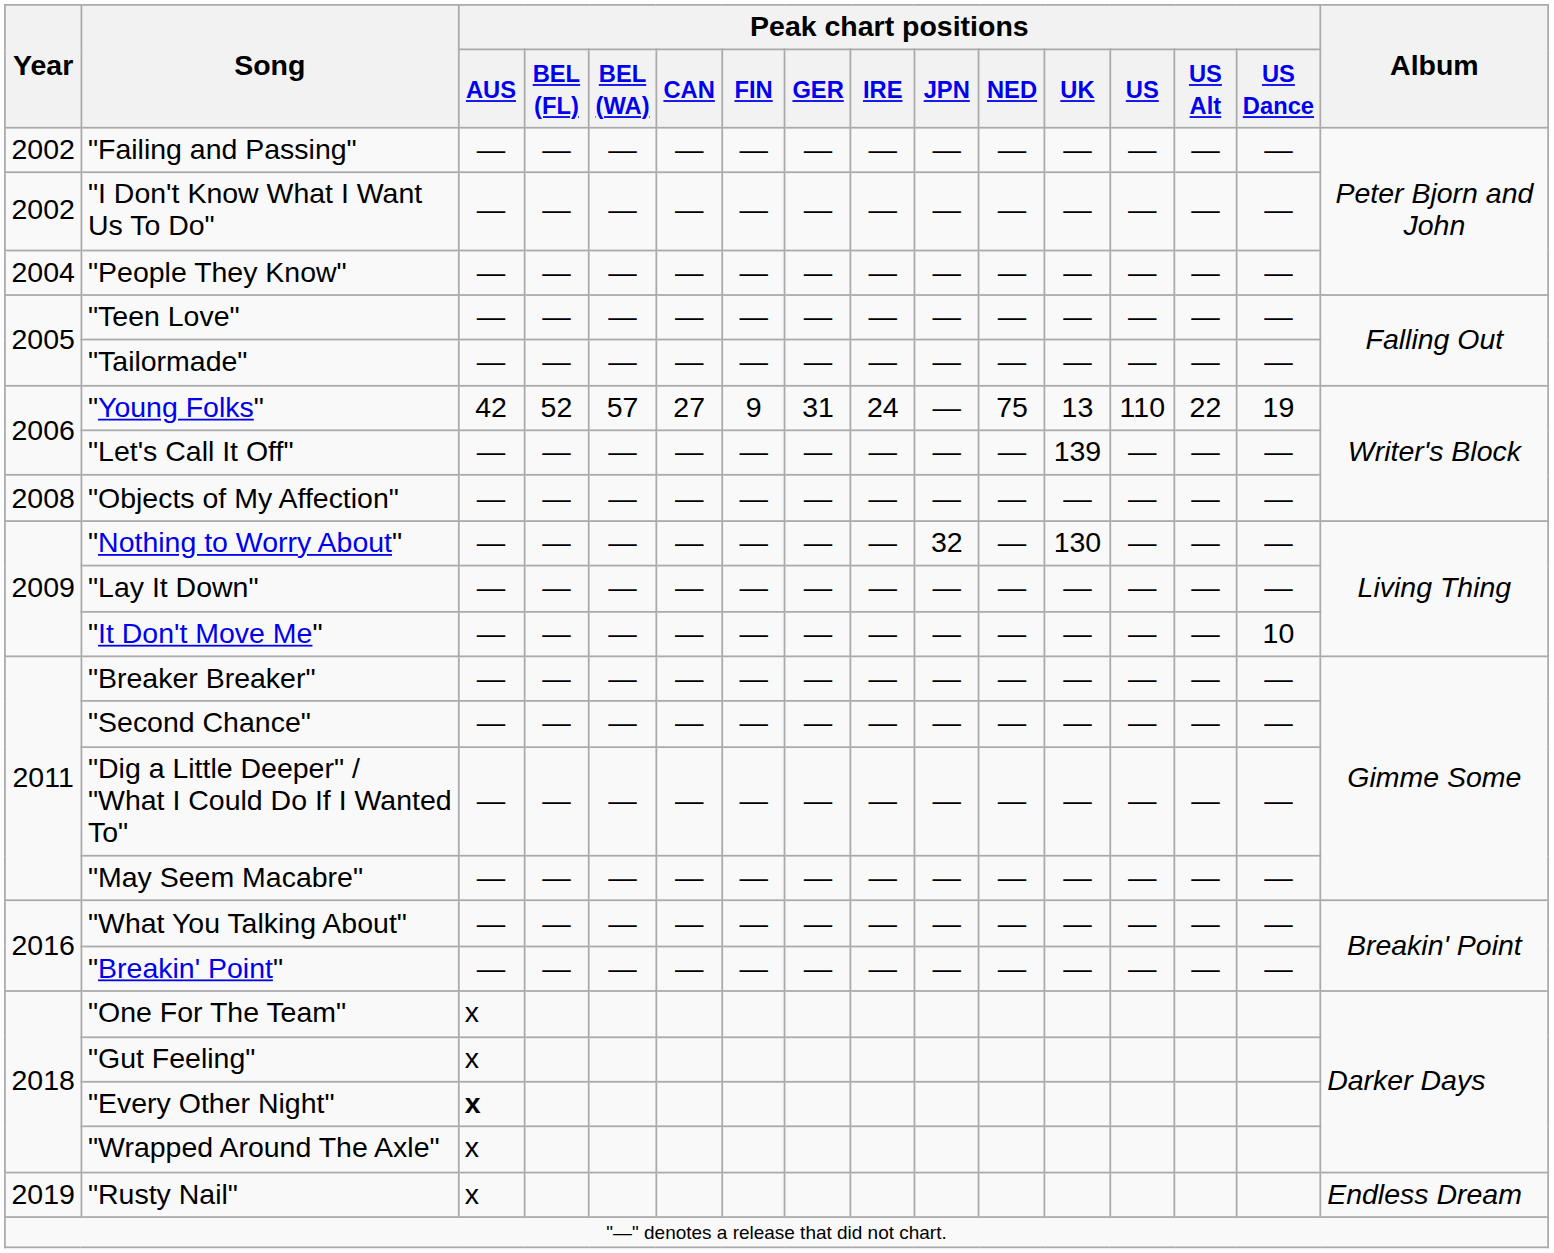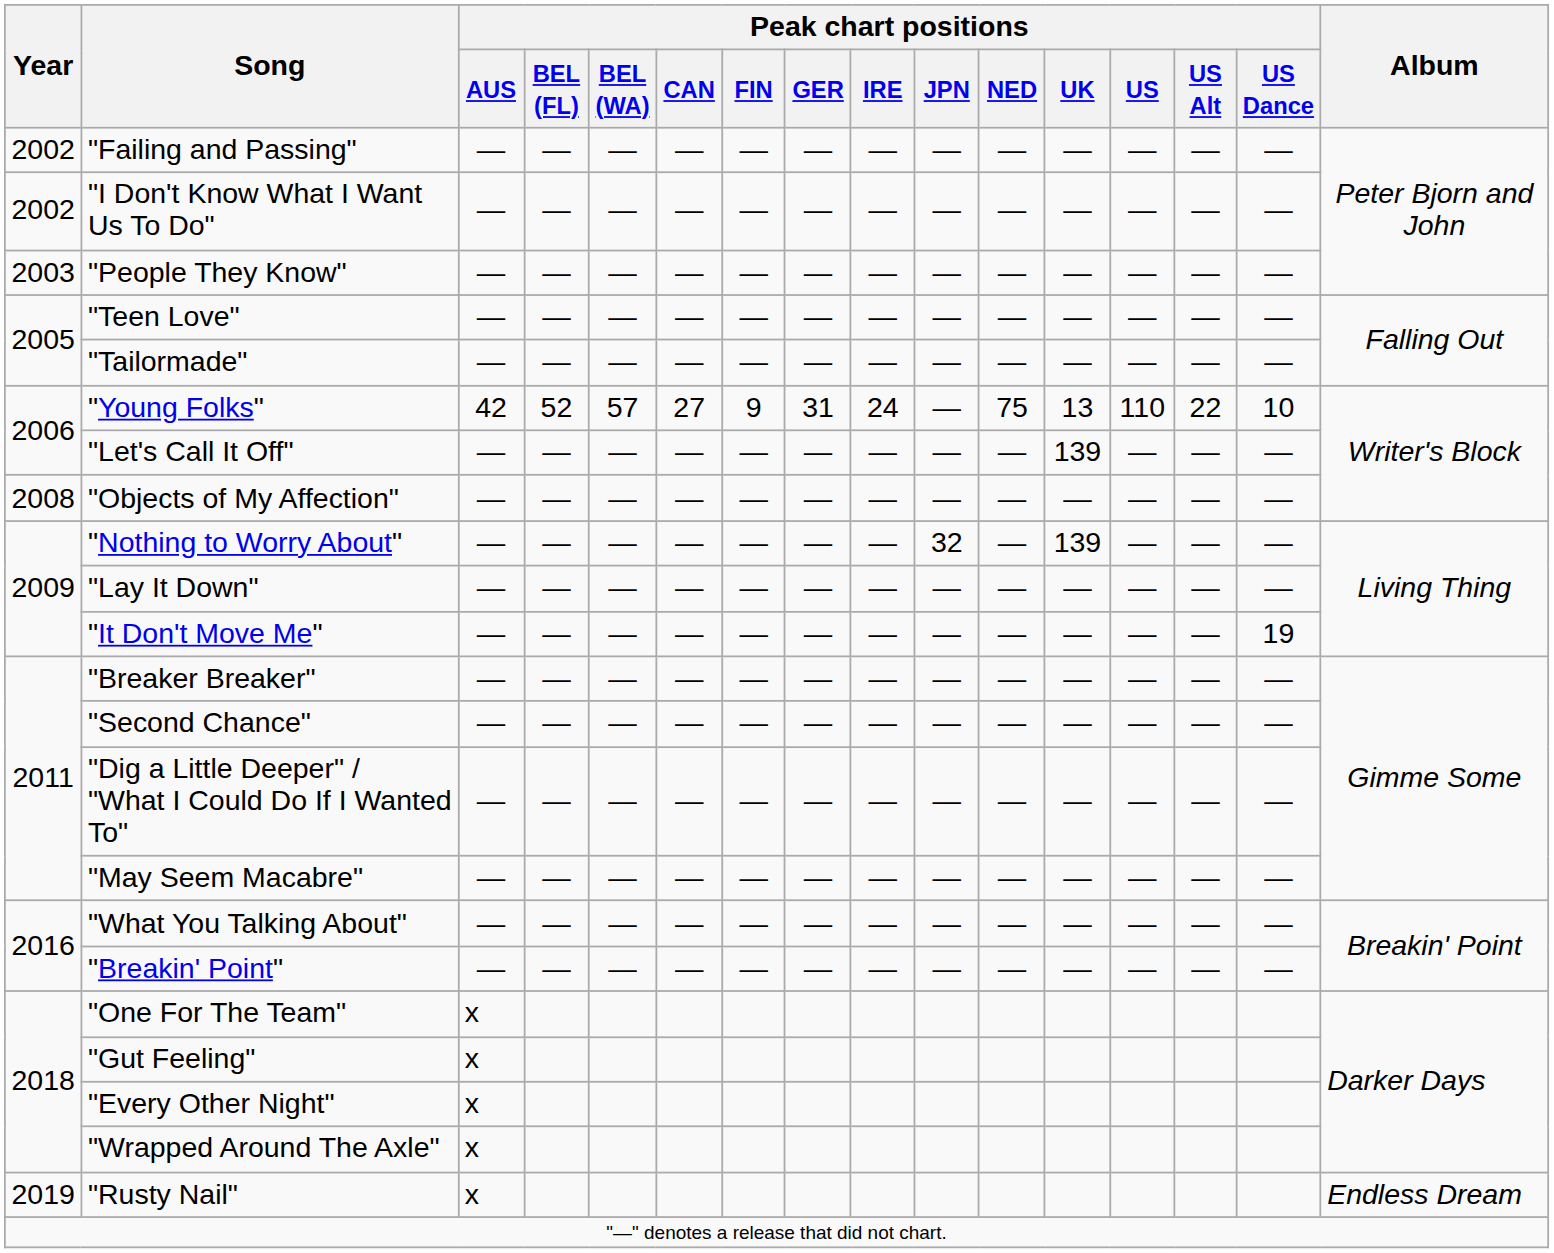(43, 271) 2004 -> (43, 271) 2003
(1278, 407) 19 -> (1278, 407) 10
(1077, 542) 130 -> (1077, 542) 139
(1278, 633) 10 -> (1278, 633) 19
(473, 1103) bold -> (472, 1103) normal
